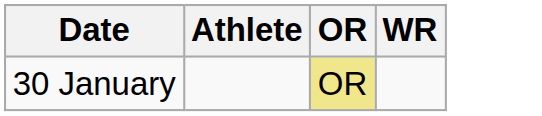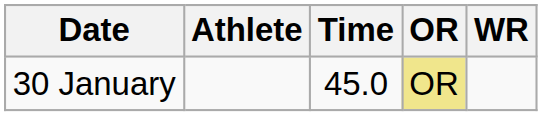+ column: (356, 30)
